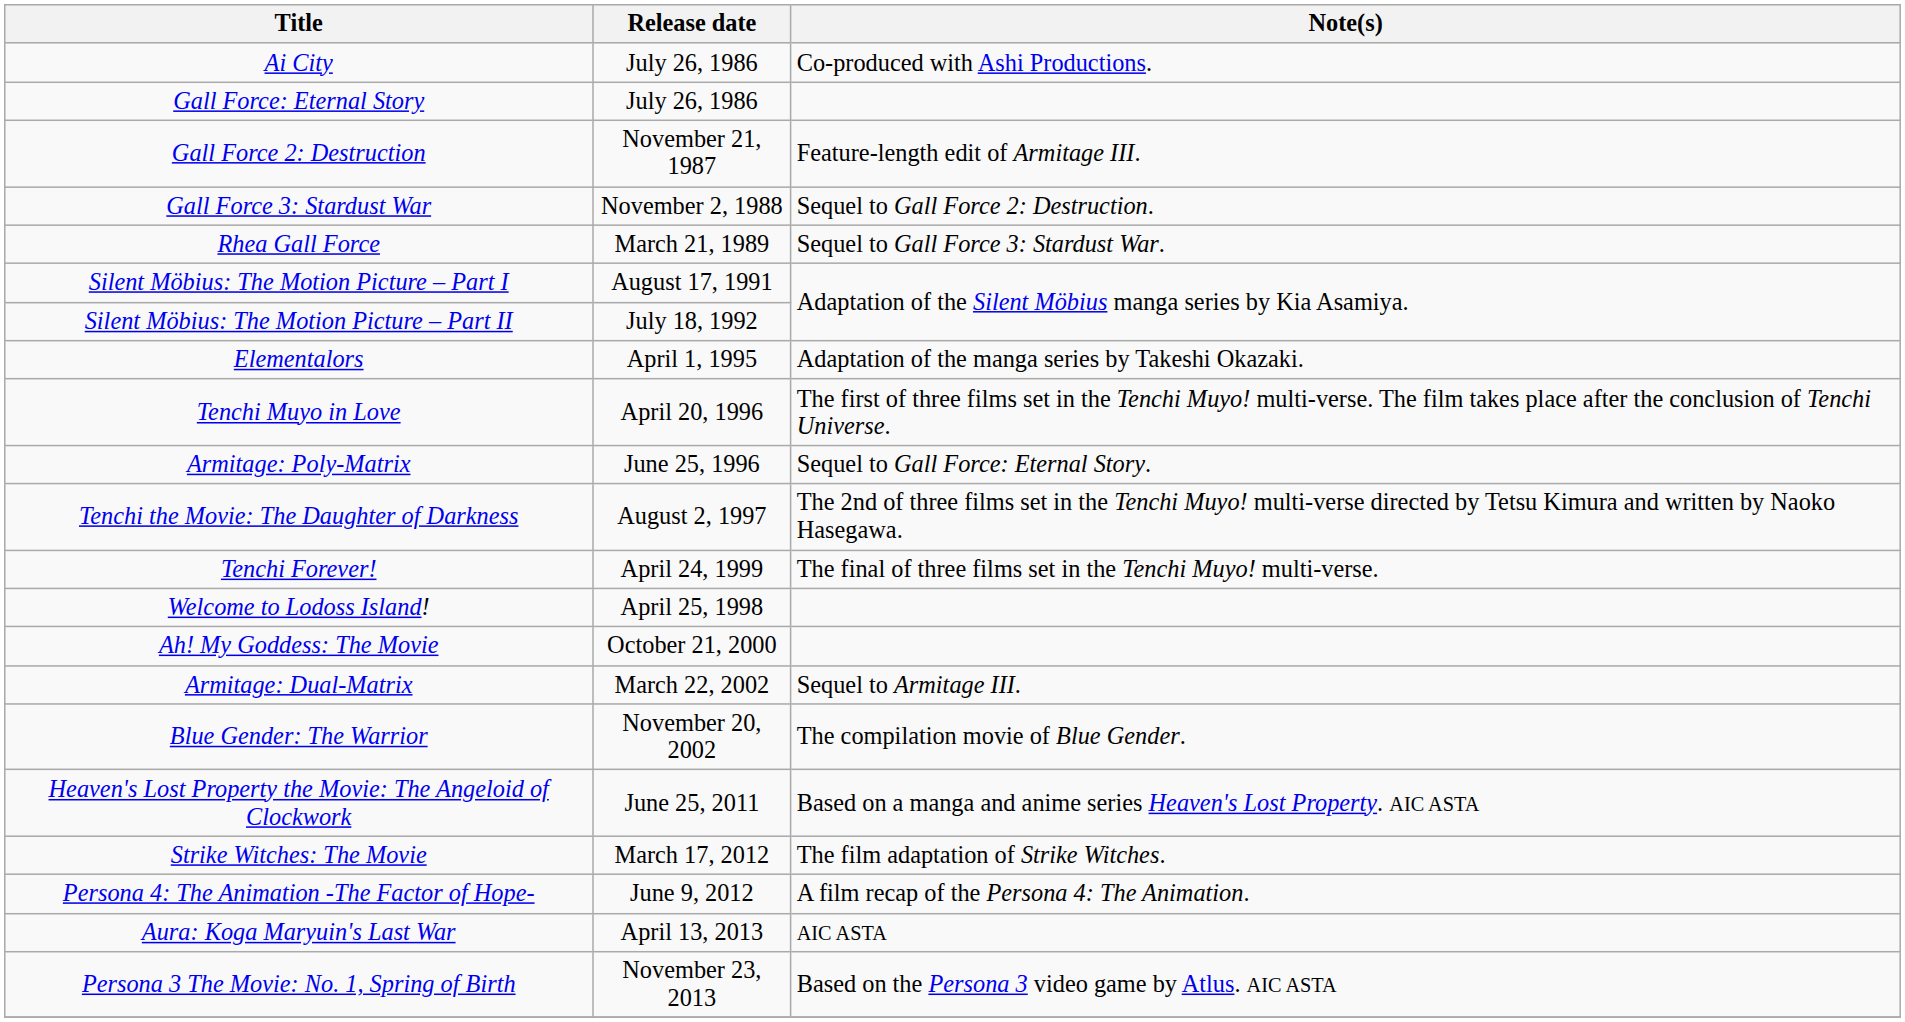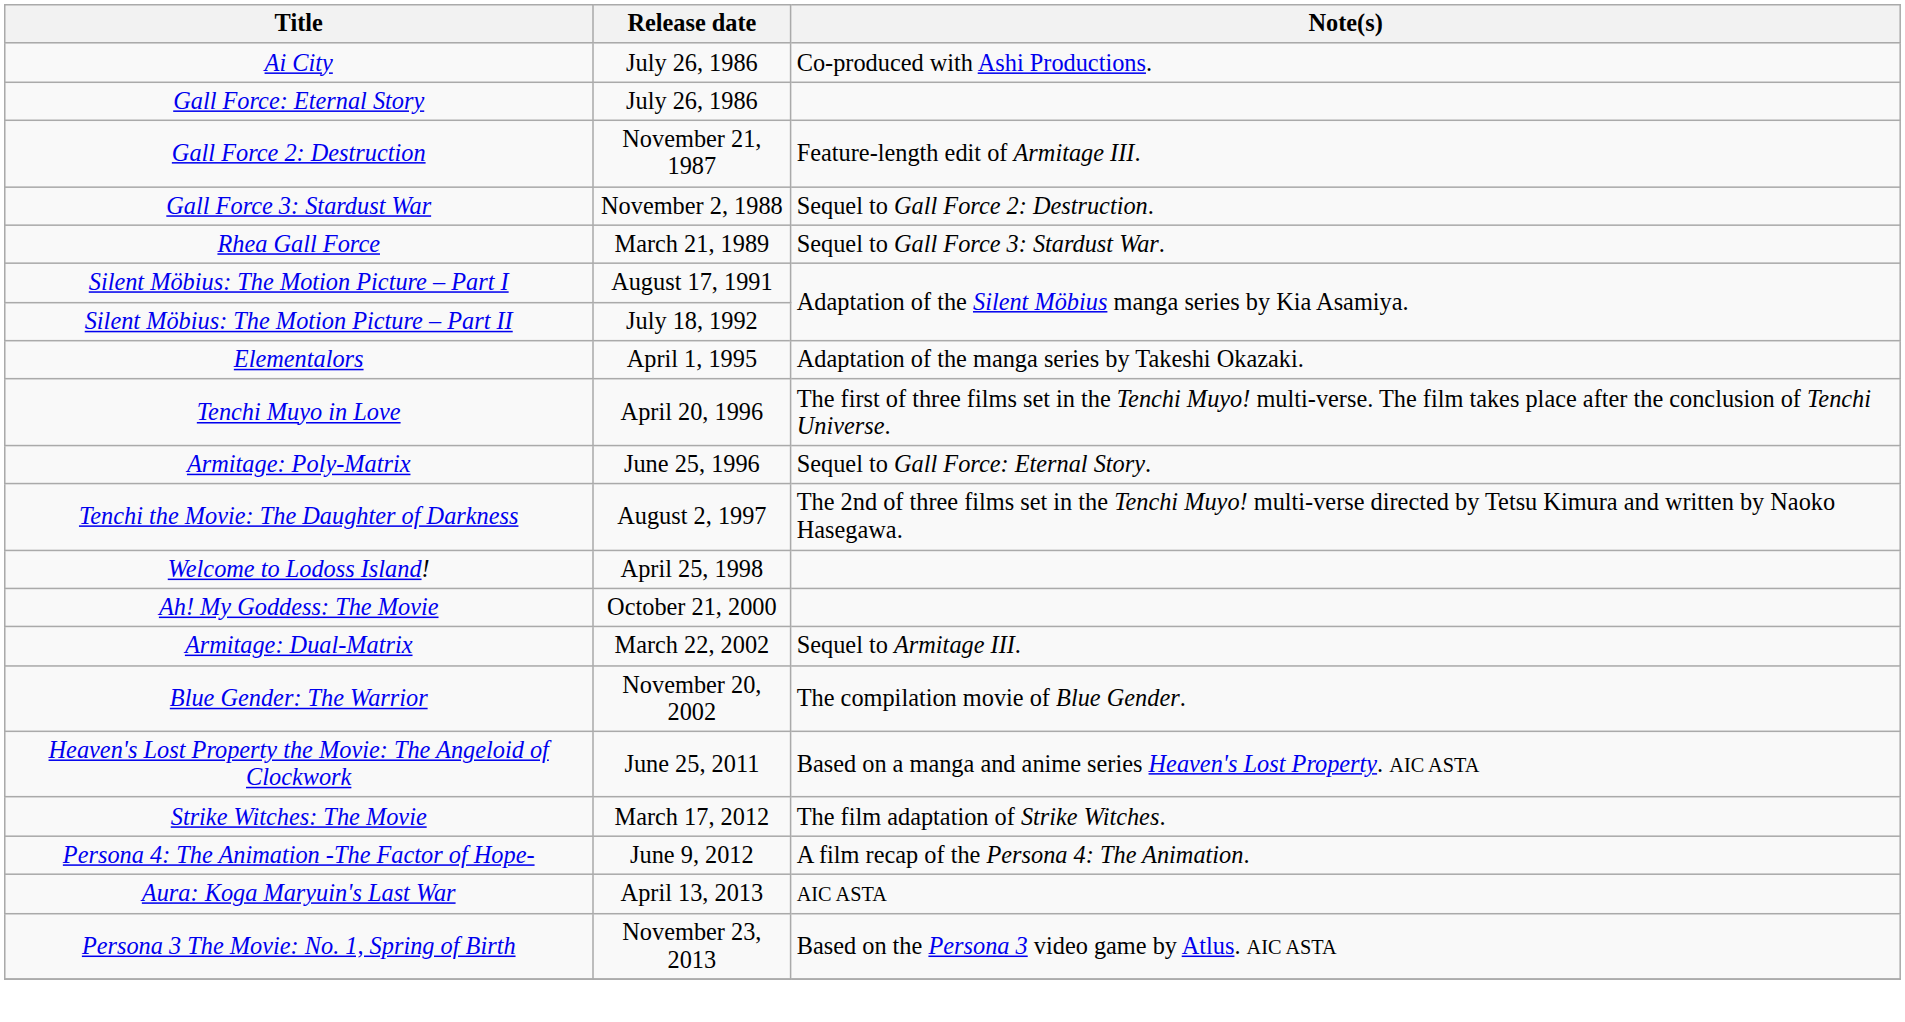- row: (299, 568)
